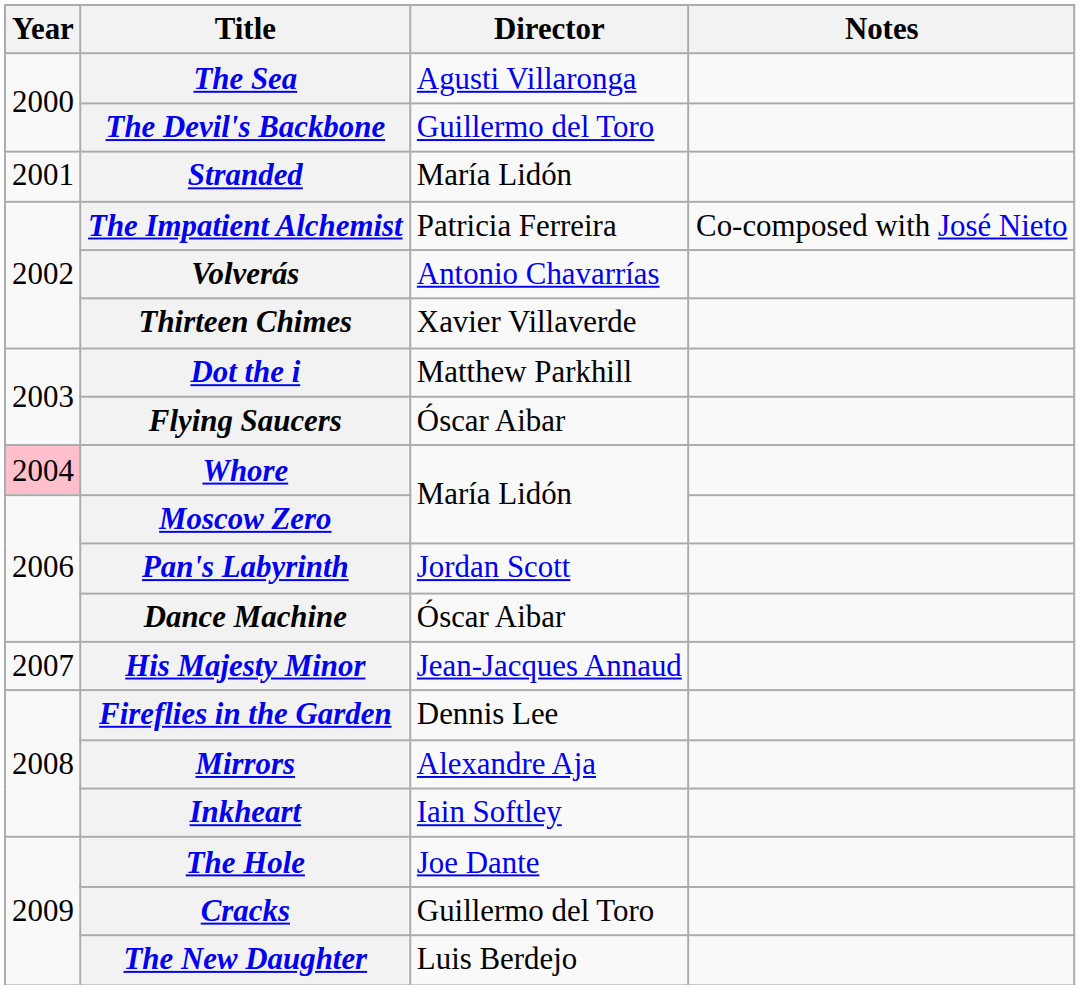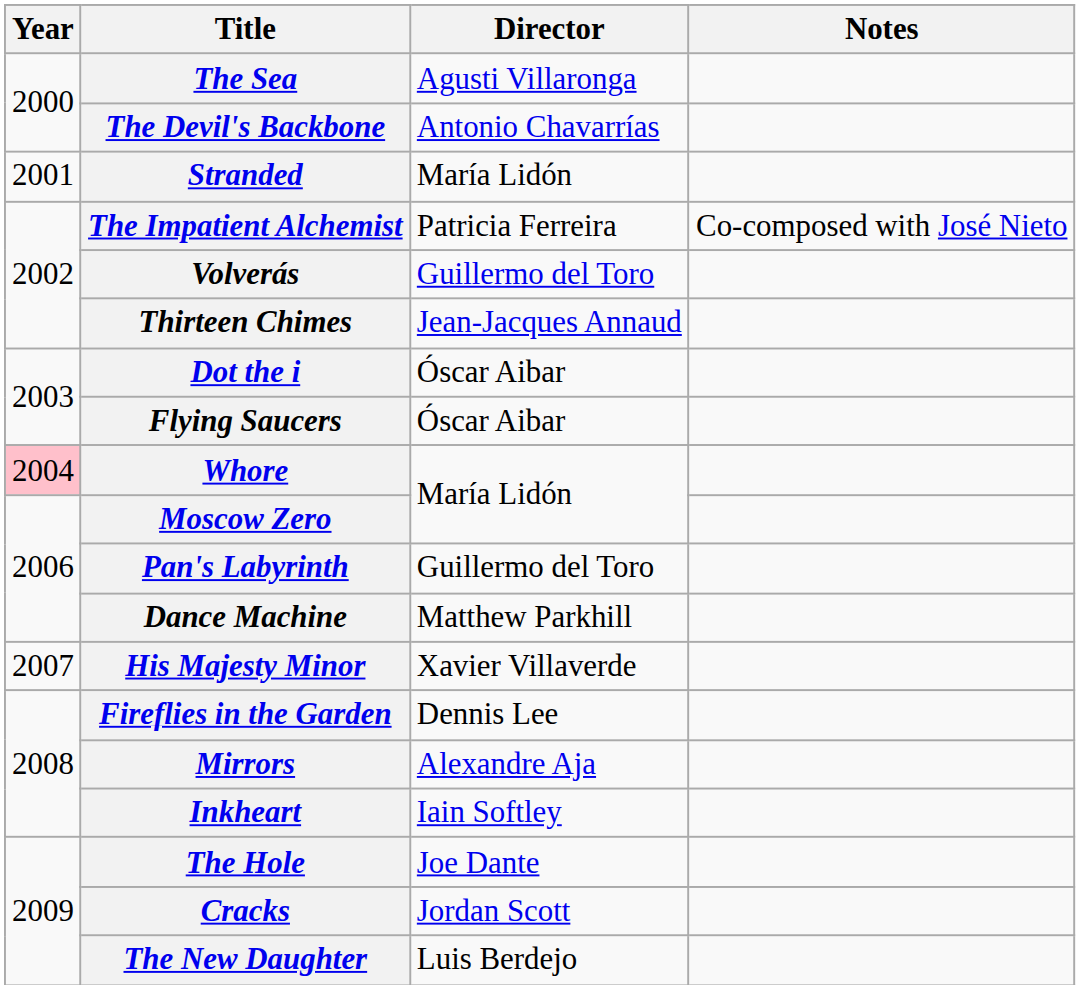(536, 126) Guillermo del Toro -> (538, 126) Antonio Chavarrías
(538, 273) Antonio Chavarrías -> (536, 273) Guillermo del Toro
(527, 322) Xavier Villaverde -> (549, 322) Jean-Jacques Annaud
(524, 371) Matthew Parkhill -> (491, 371) Óscar Aibar
(494, 567) Jordan Scott -> (536, 567) Guillermo del Toro
(491, 616) Óscar Aibar -> (524, 616) Matthew Parkhill
(549, 665) Jean-Jacques Annaud -> (527, 665) Xavier Villaverde
(536, 910) Guillermo del Toro -> (494, 910) Jordan Scott
